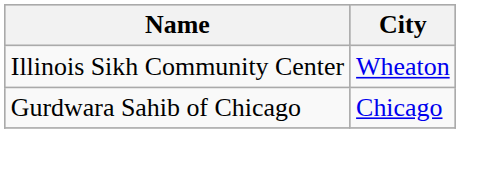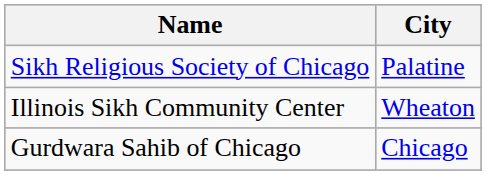+ row: (190, 66)
